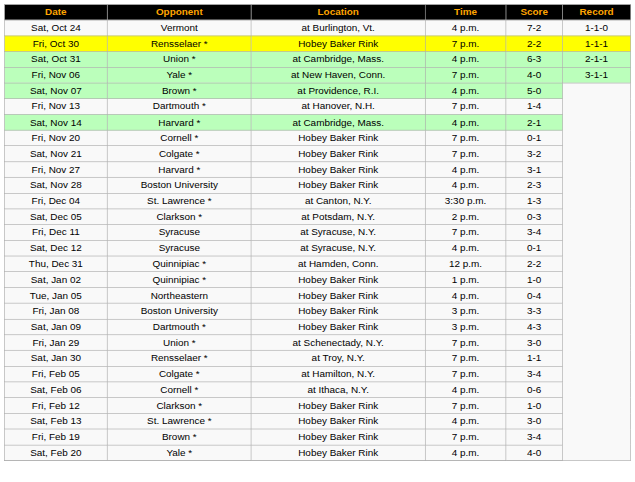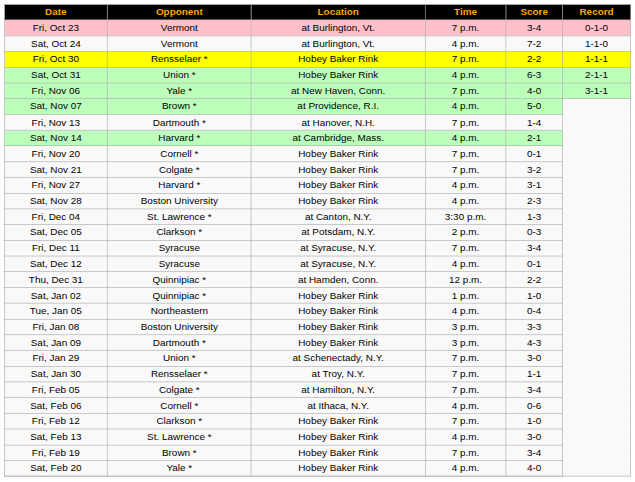+ row: (56, 28)
(338, 59) at Cambridge, Mass. -> (338, 75) Hobey Baker Rink
